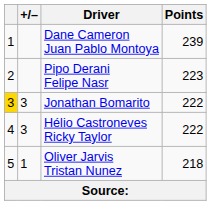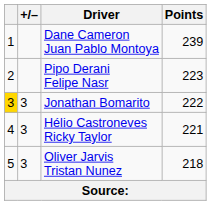(193, 130) 222 -> (193, 130) 221
(24, 164) 1 -> (24, 164) 3
